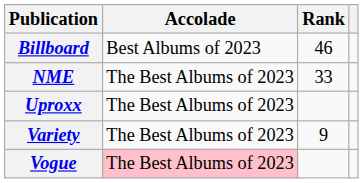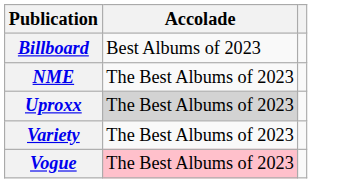- column: (324, 18)
(200, 105) no background -> (200, 105) lightgrey background
